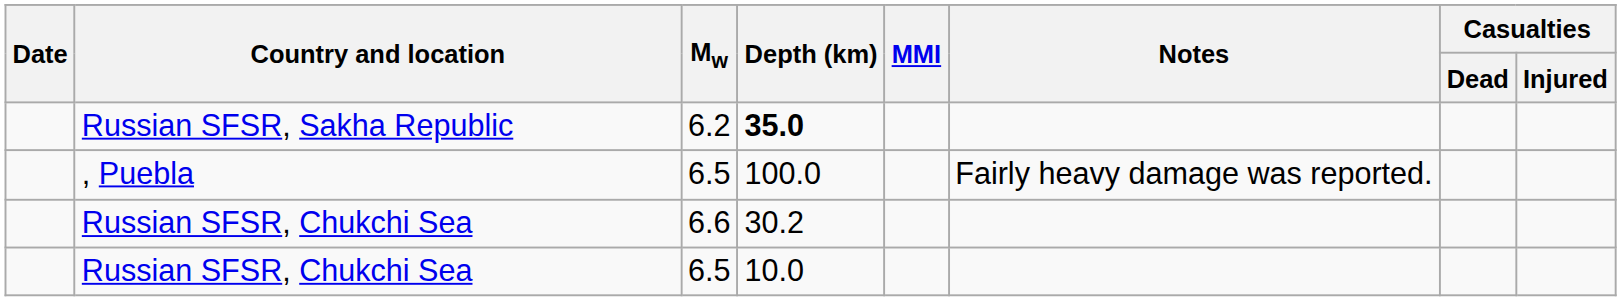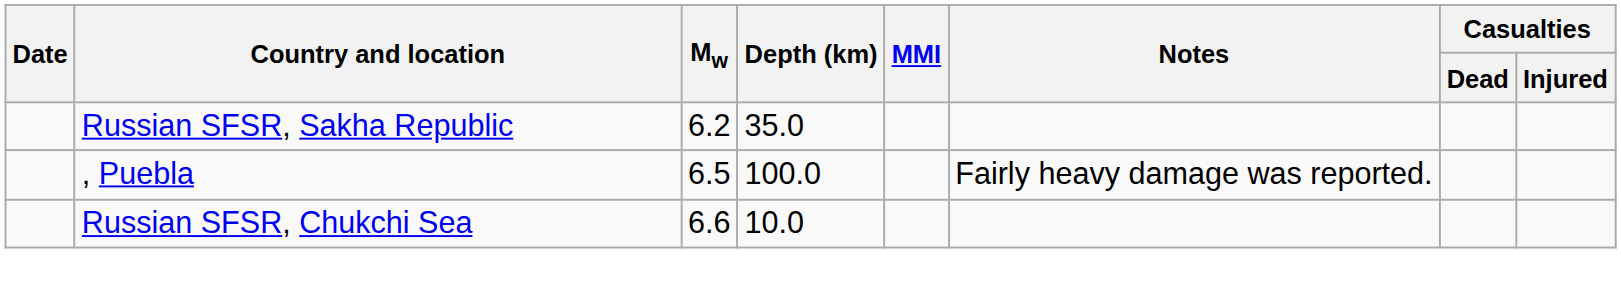(774, 125) bold -> (774, 125) normal
(774, 222) 30.2 -> (774, 222) 10.0
- row: (277, 271)
